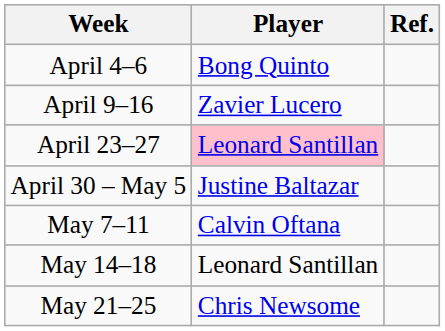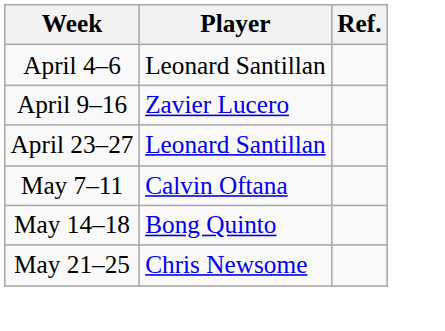(263, 64) Bong Quinto -> (235, 64) Leonard Santillan
(288, 144) pink background -> (235, 144) no background
- row: (98, 184)
(288, 265) Leonard Santillan -> (211, 225) Bong Quinto
